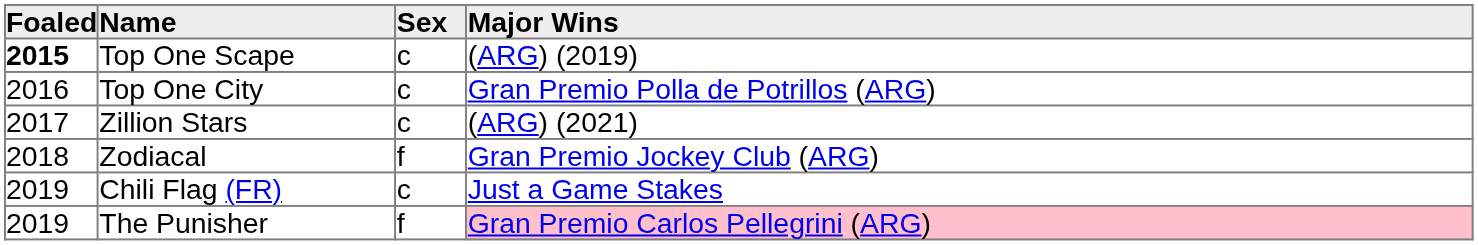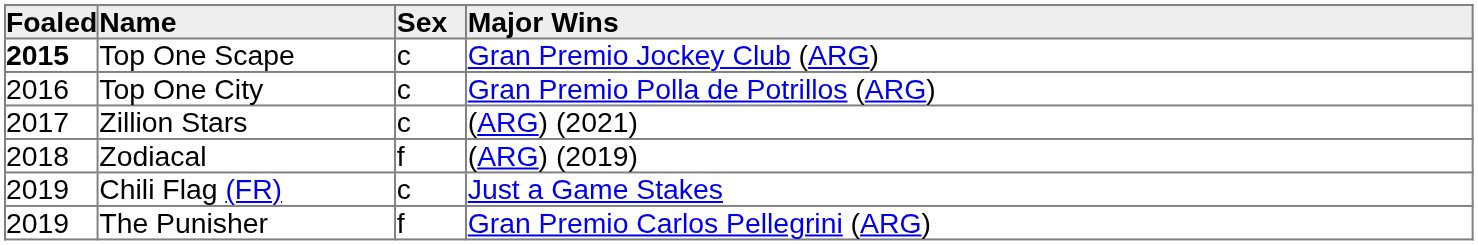(553, 55) (ARG) (2019) -> (673, 55) Gran Premio Jockey Club (ARG)
(673, 156) Gran Premio Jockey Club (ARG) -> (553, 156) (ARG) (2019)
(699, 223) pink background -> (699, 223) no background
